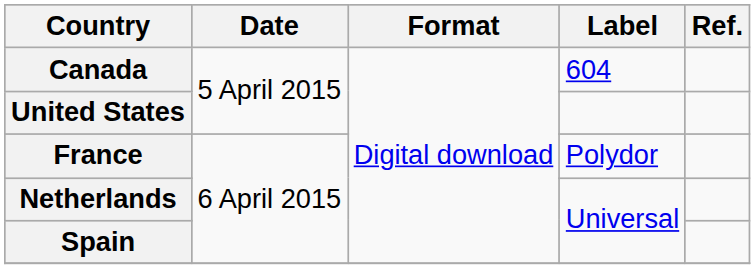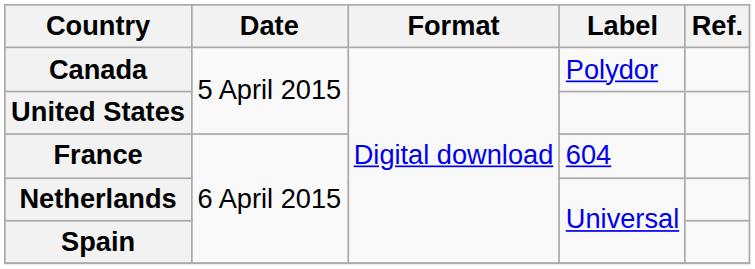(589, 69) 604 -> (612, 69) Polydor
(612, 155) Polydor -> (589, 155) 604
